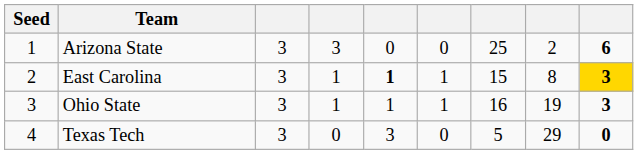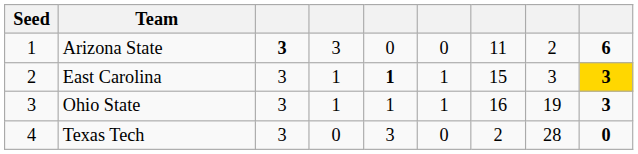(282, 47) normal -> (282, 47) bold
(498, 47) 25 -> (498, 47) 11
(552, 76) 8 -> (552, 76) 3
(498, 134) 5 -> (498, 134) 2
(552, 134) 29 -> (552, 134) 28
